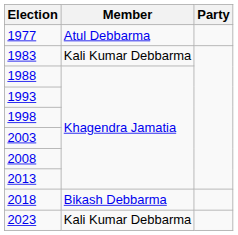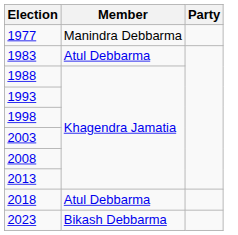(107, 35) Atul Debbarma -> (123, 35) Manindra Debbarma
(128, 55) Kali Kumar Debbarma -> (107, 55) Atul Debbarma
(115, 199) Bikash Debbarma -> (107, 199) Atul Debbarma
(128, 220) Kali Kumar Debbarma -> (115, 220) Bikash Debbarma
